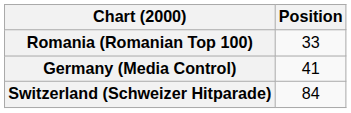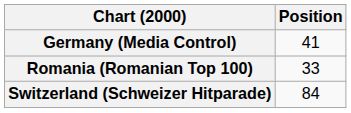rows swapped: (140, 68) <-> (140, 42)
